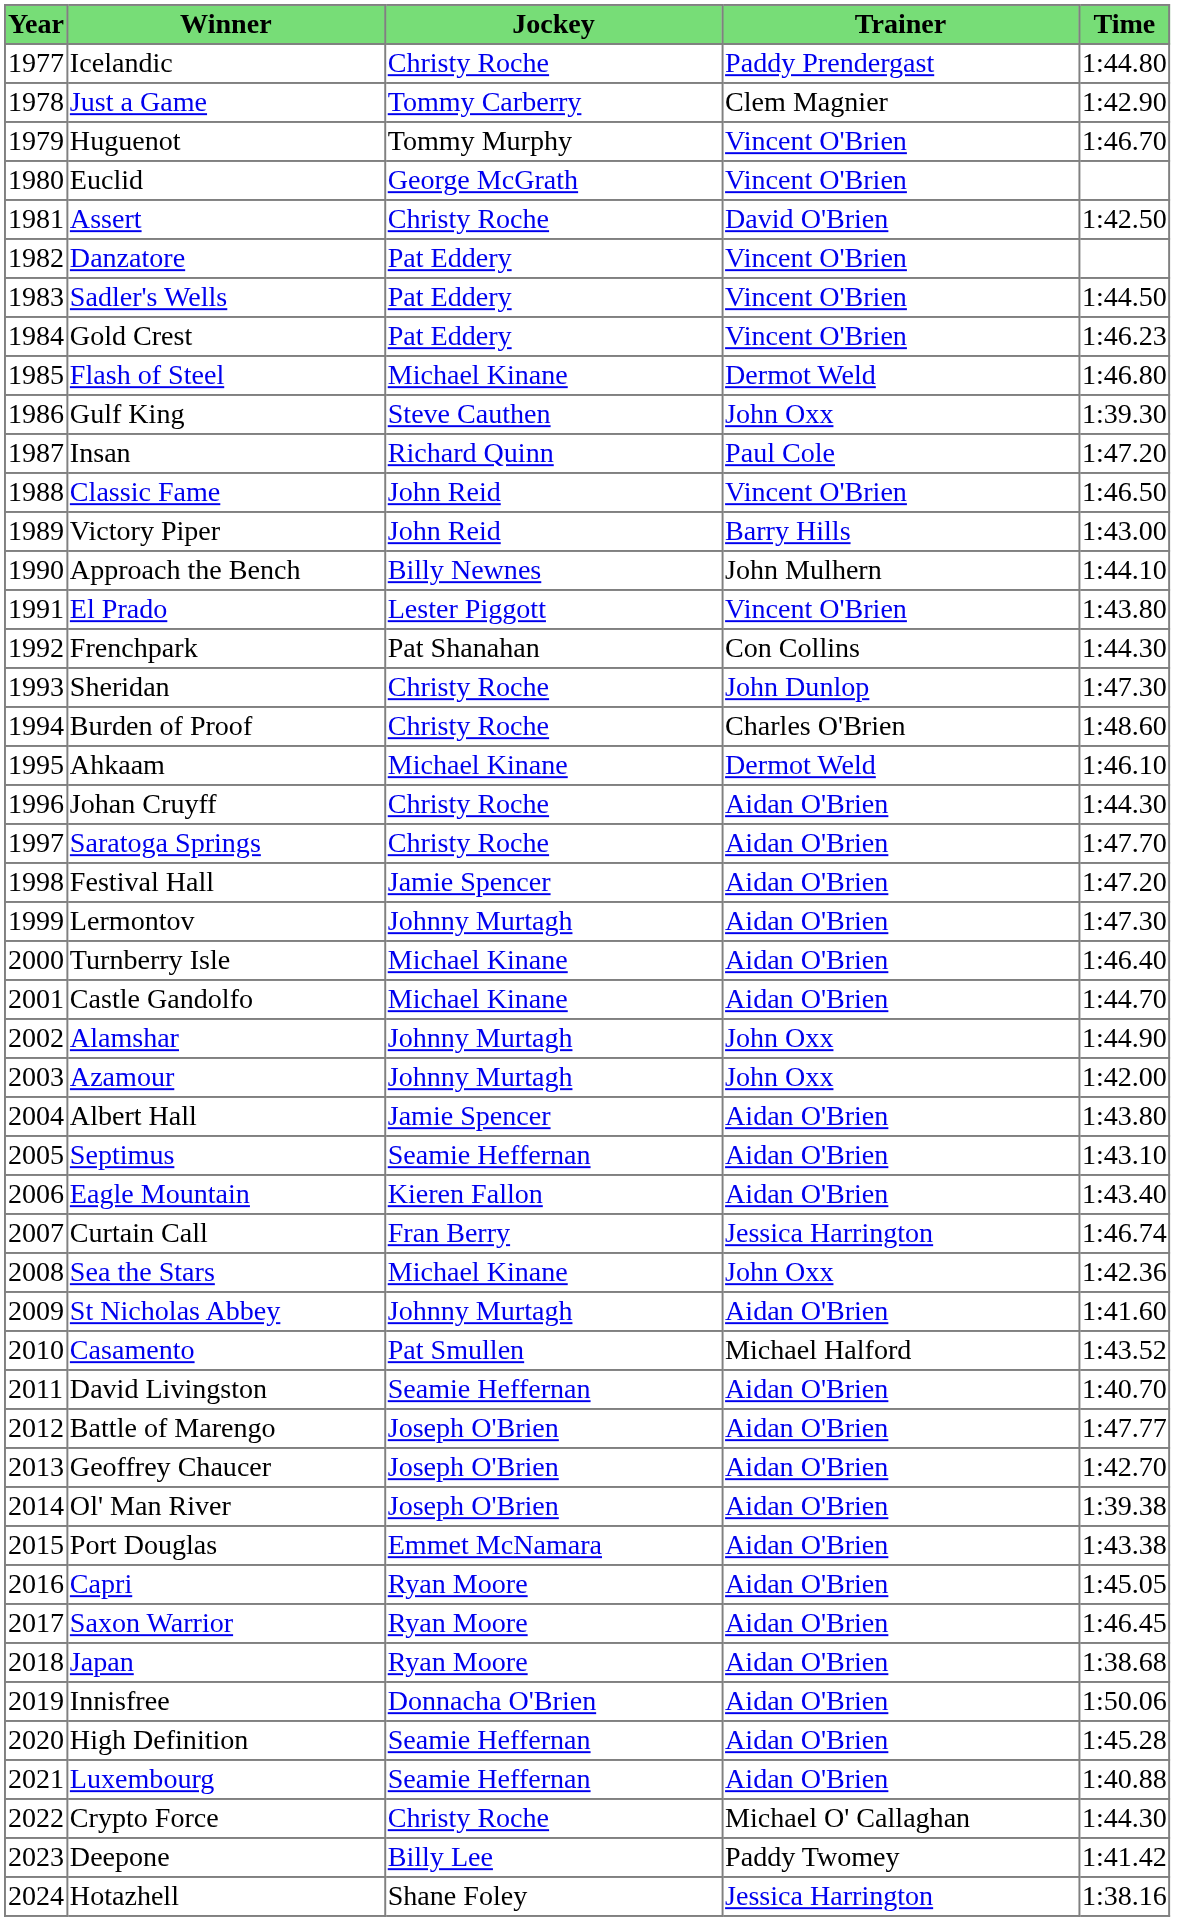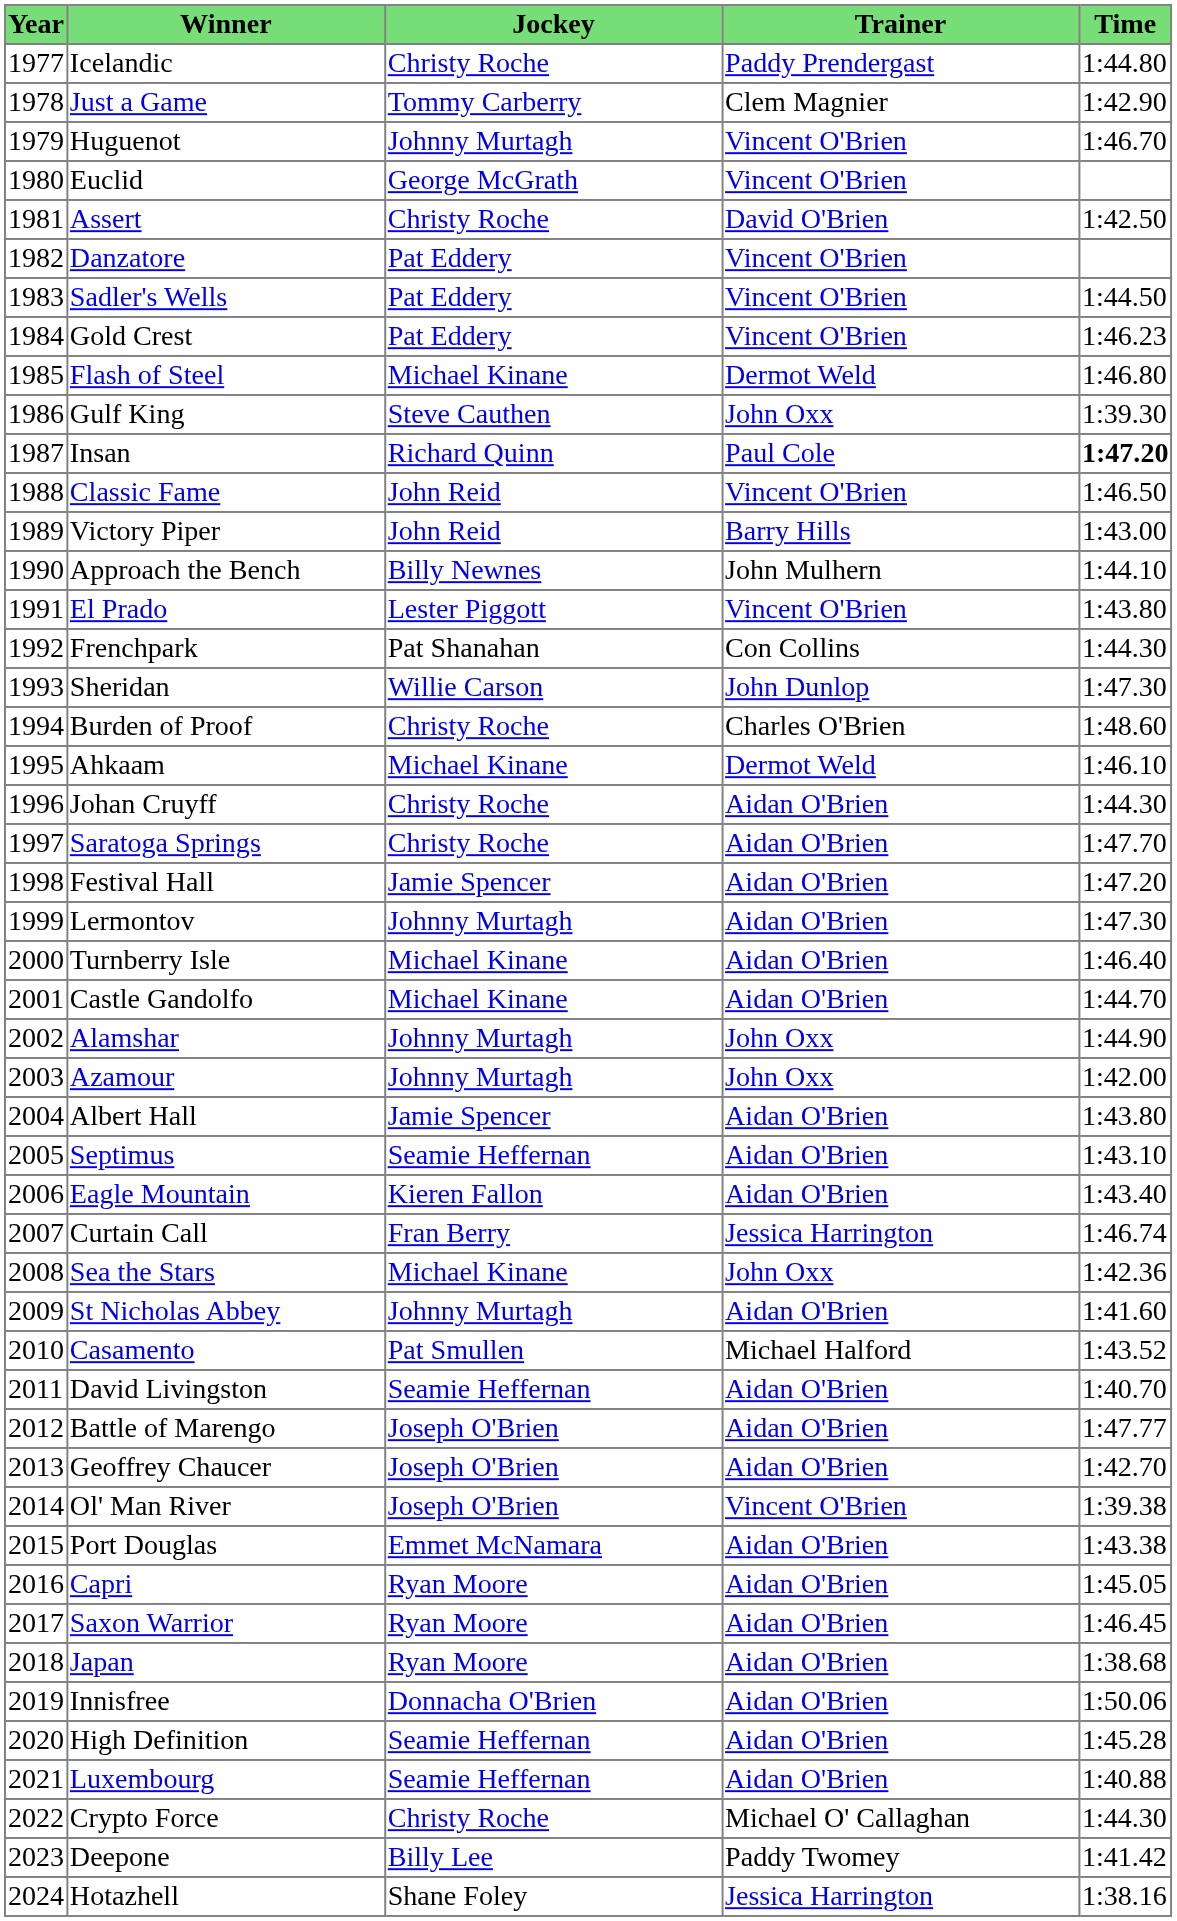(480, 140) Tommy Murphy -> (480, 140) Johnny Murtagh
(1124, 453) normal -> (1125, 452) bold
(468, 687) Christy Roche -> (465, 687) Willie Carson
(807, 1506) Aidan O'Brien -> (816, 1506) Vincent O'Brien
